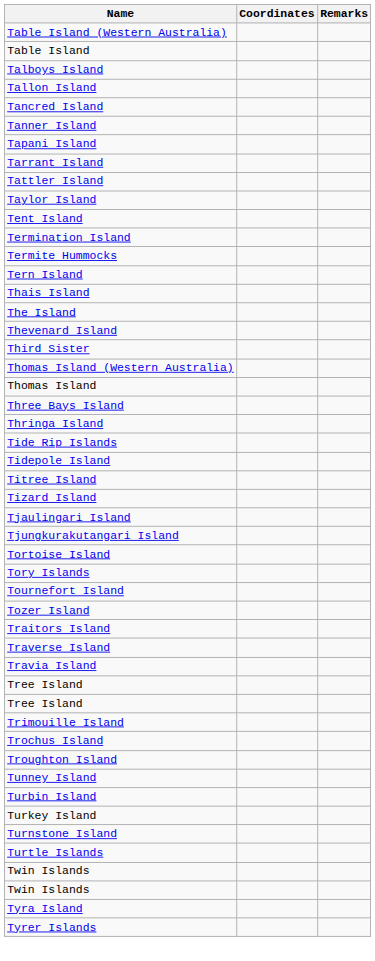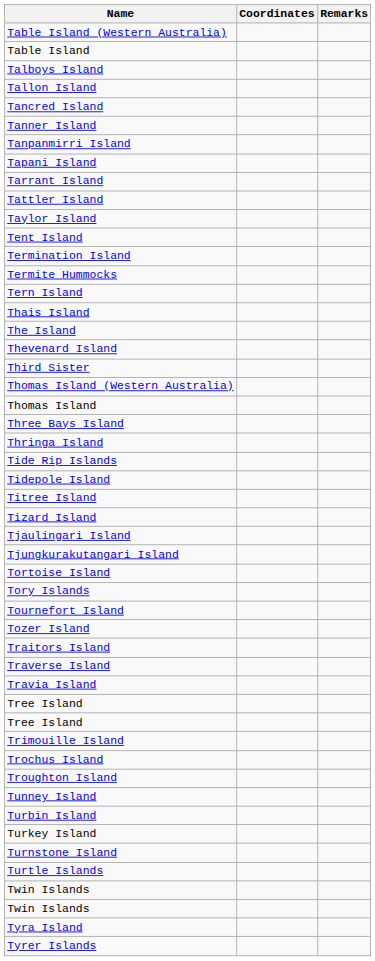+ row: (69, 144)
